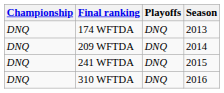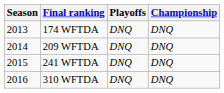columns swapped: (202, 12) <-> (40, 12)
